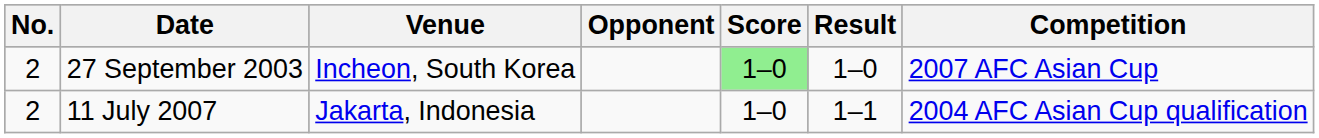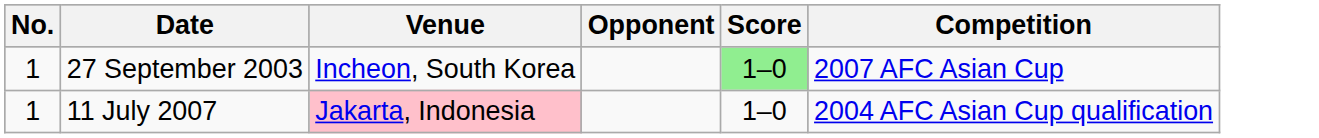- column: (855, 25)
(33, 68) 2 -> (33, 68) 1
(33, 111) 2 -> (33, 111) 1
(425, 111) no background -> (425, 111) pink background
